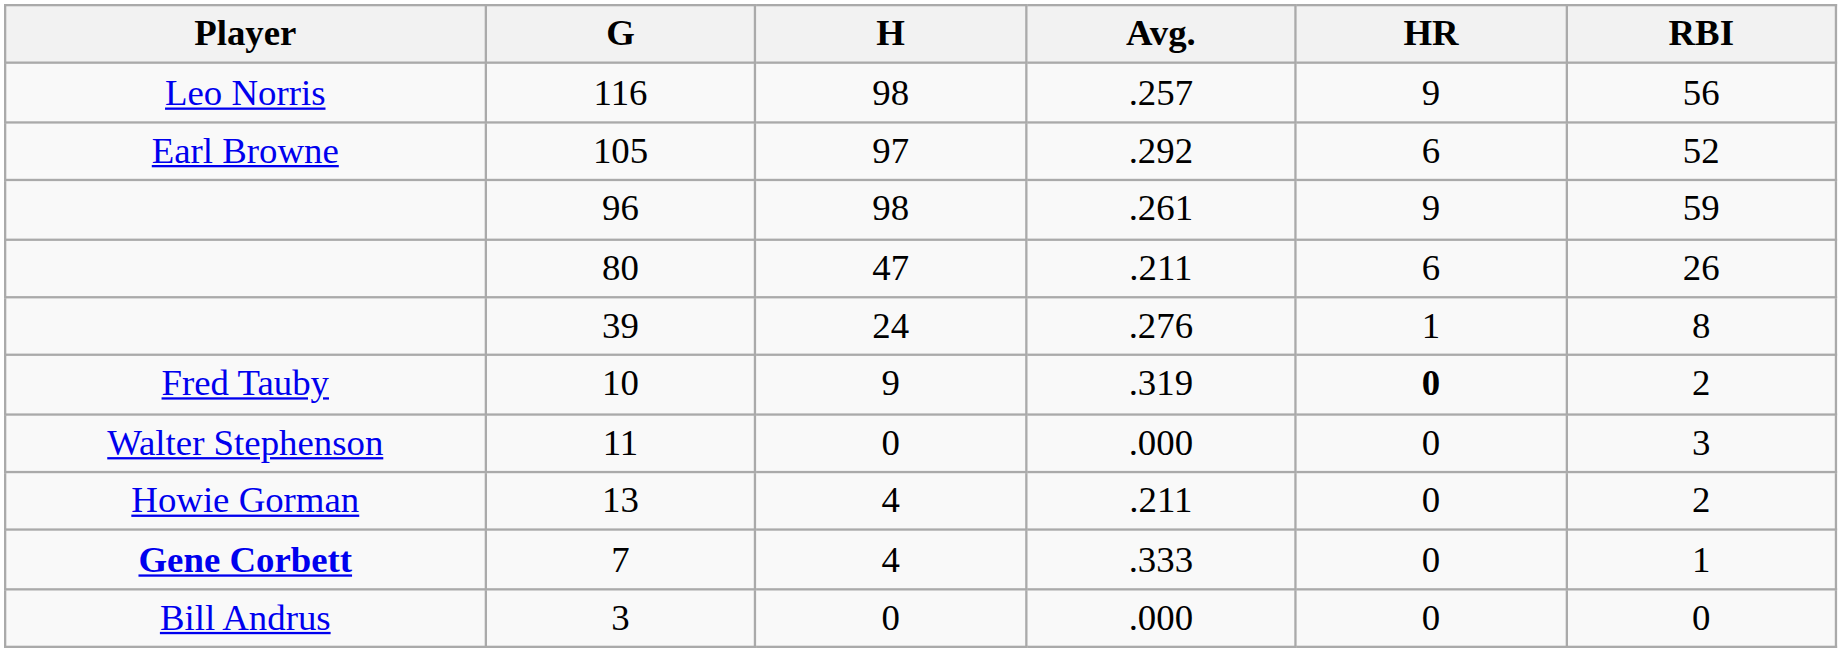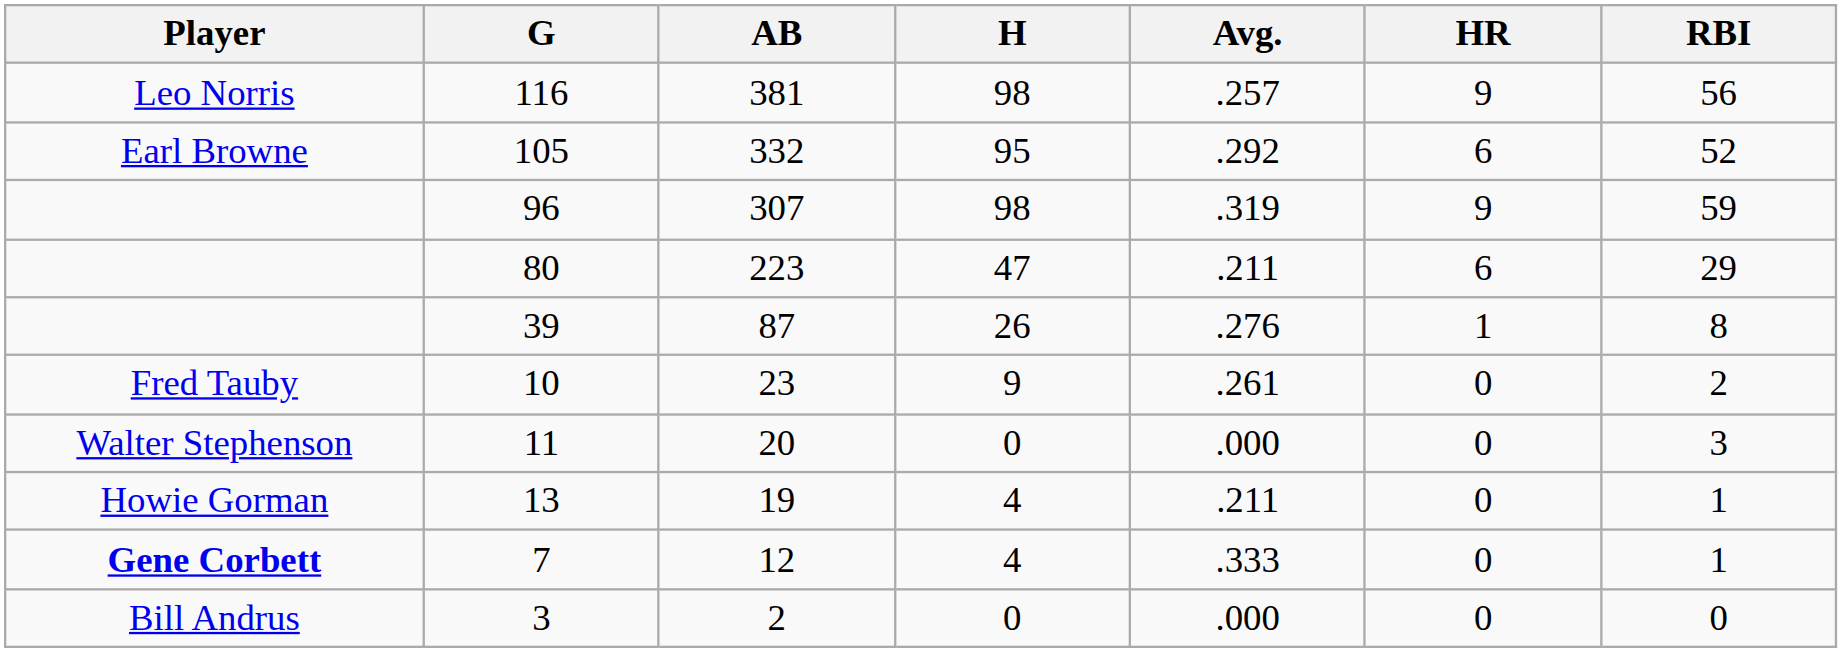+ column: (777, 33)
(891, 150) 97 -> (1012, 150) 95
(1161, 208) .261 -> (1248, 208) .319
(1701, 267) 26 -> (1719, 267) 29
(891, 325) 24 -> (1012, 325) 26
(1161, 383) .319 -> (1248, 383) .261
(1431, 383) bold -> (1483, 383) normal
(1701, 500) 2 -> (1719, 500) 1
